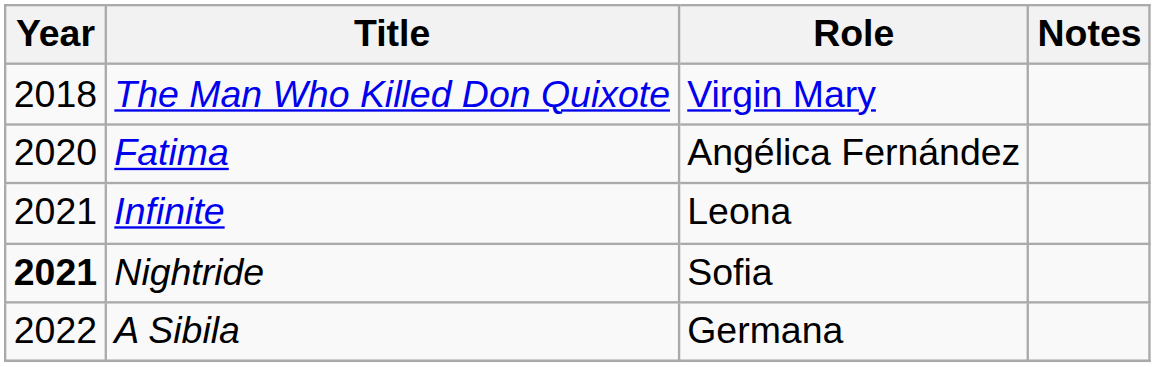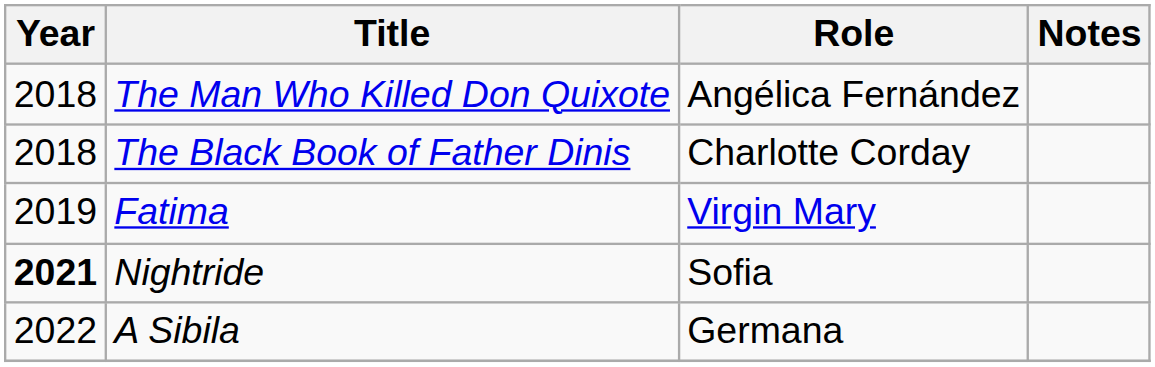(782, 93) Virgin Mary -> (854, 93) Angélica Fernández
+ row: (372, 152)
(55, 152) 2020 -> (55, 212) 2019
(854, 152) Angélica Fernández -> (782, 212) Virgin Mary
- row: (170, 212)
